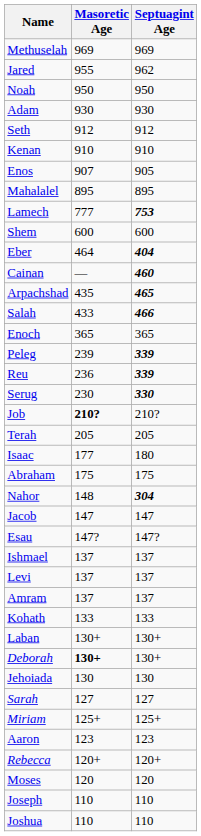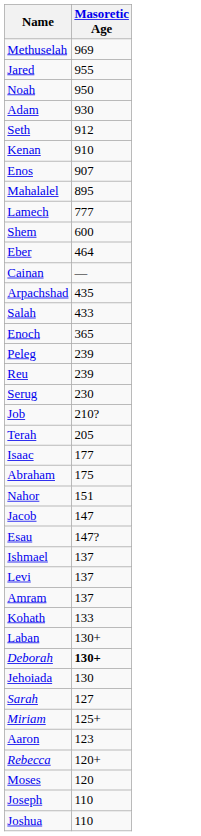- column: (164, 21)
(84, 374) 236 -> (84, 374) 239
(87, 414) bold -> (87, 414) normal
(84, 495) 148 -> (84, 495) 151
